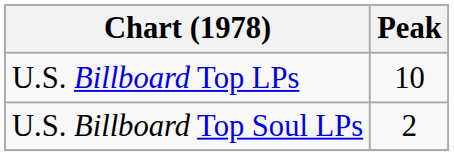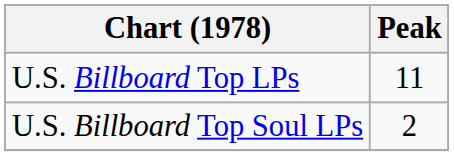(409, 77) 10 -> (409, 77) 11
